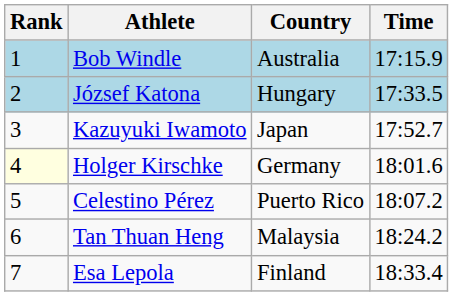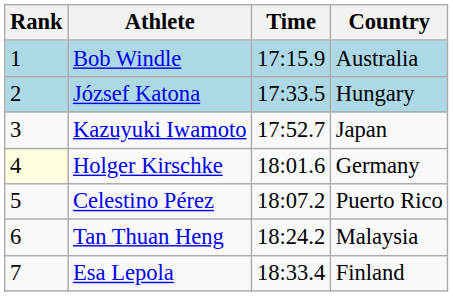columns swapped: (310, 22) <-> (409, 22)
